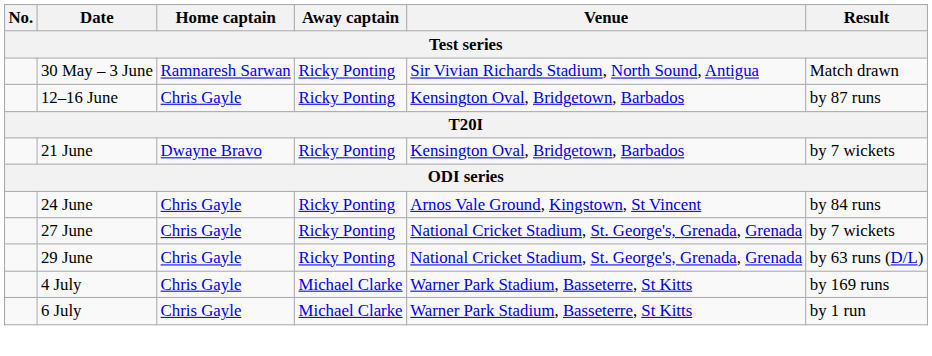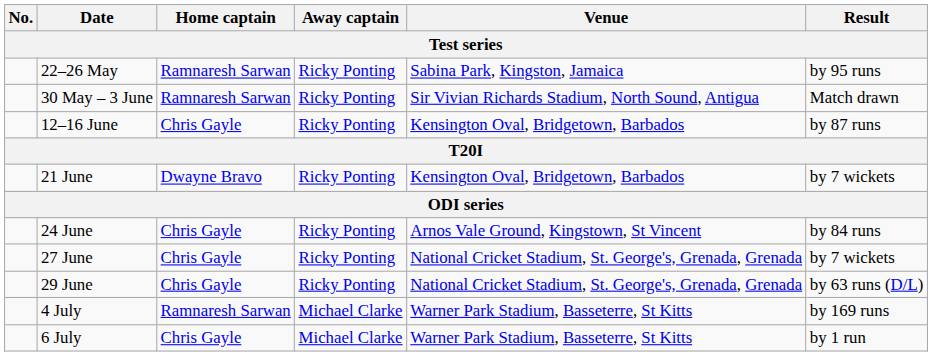+ row: (79, 71)
(201, 284) Chris Gayle -> (226, 310) Ramnaresh Sarwan
